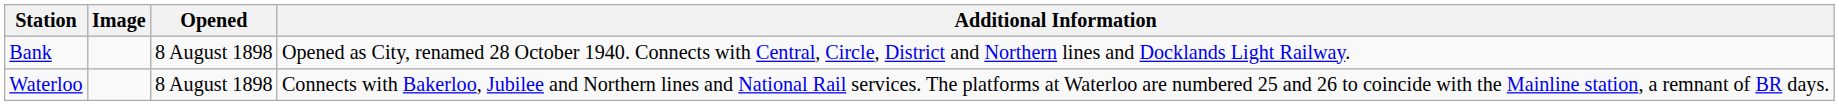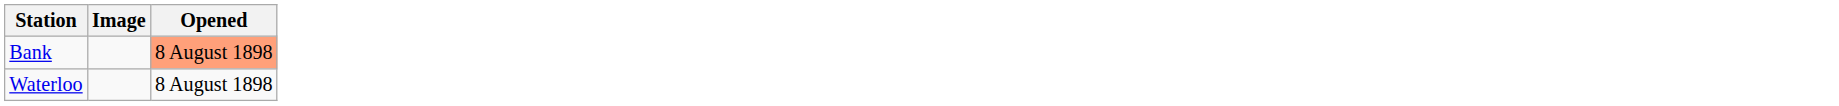- column: (1056, 20)
(214, 52) no background -> (214, 52) lightsalmon background
